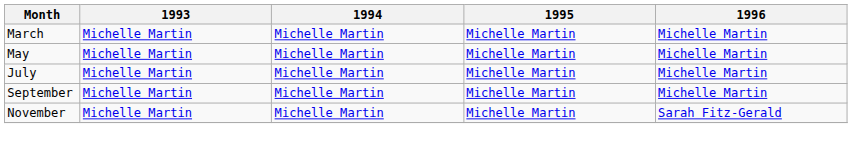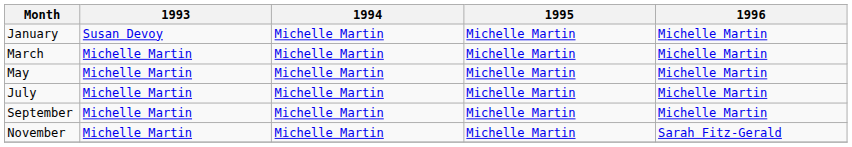+ row: (33, 34)
